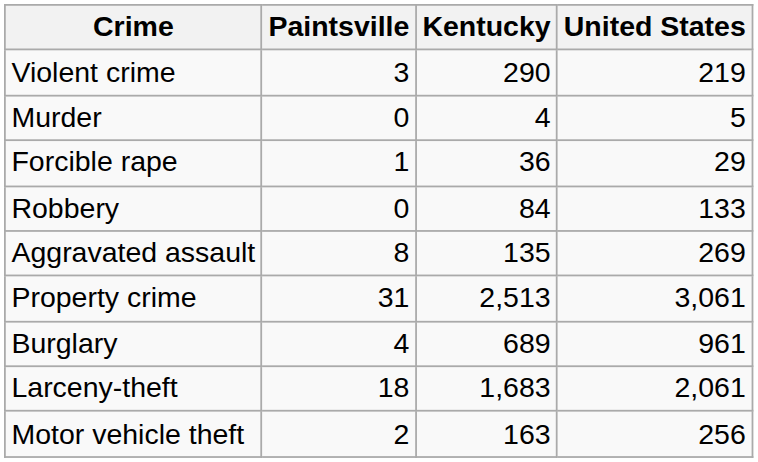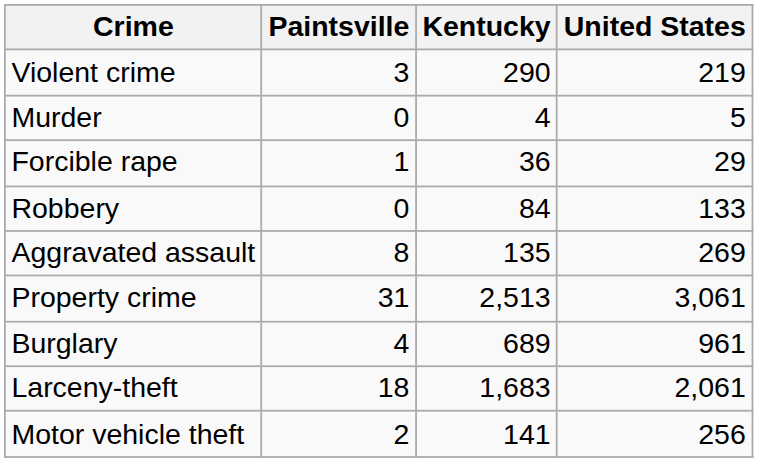(527, 433) 163 -> (527, 433) 141
